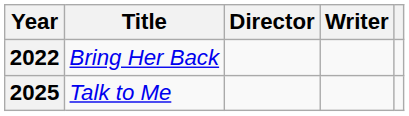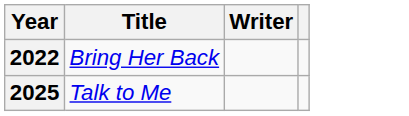- column: (272, 22)
